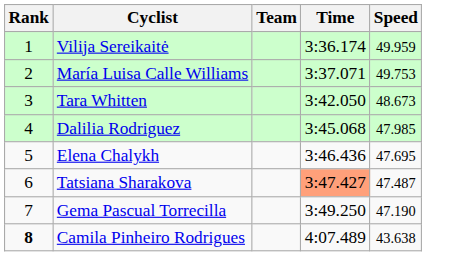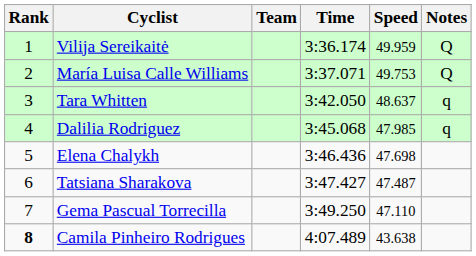+ column: (447, 18)
(396, 101) 48.673 -> (396, 101) 48.637
(396, 156) 47.695 -> (396, 156) 47.698
(335, 182) lightsalmon background -> (335, 182) no background
(396, 211) 47.190 -> (396, 211) 47.110
